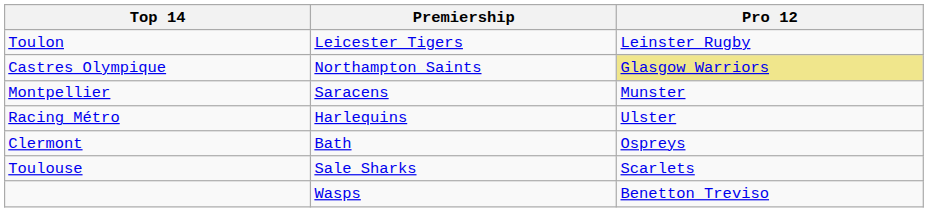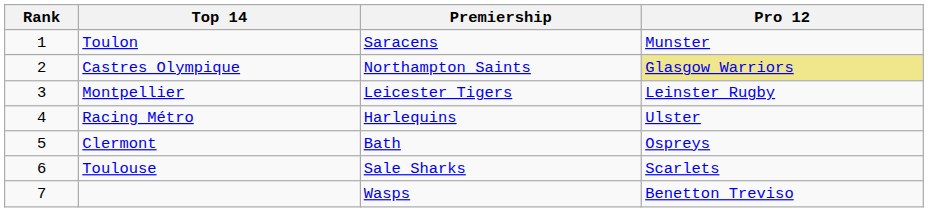+ column: (42, 17)
(389, 42) Leicester Tigers -> (401, 42) Saracens
(685, 42) Leinster Rugby -> (678, 42) Munster
(352, 93) Saracens -> (438, 93) Leicester Tigers
(653, 93) Munster -> (710, 93) Leinster Rugby
